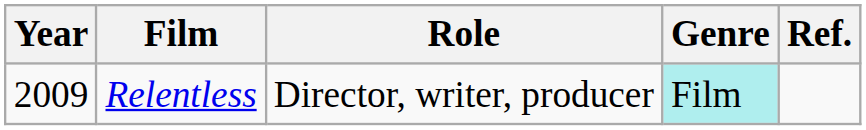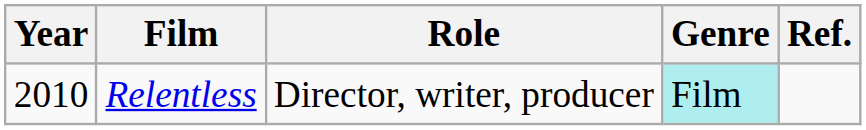(51, 93) 2009 -> (51, 93) 2010
